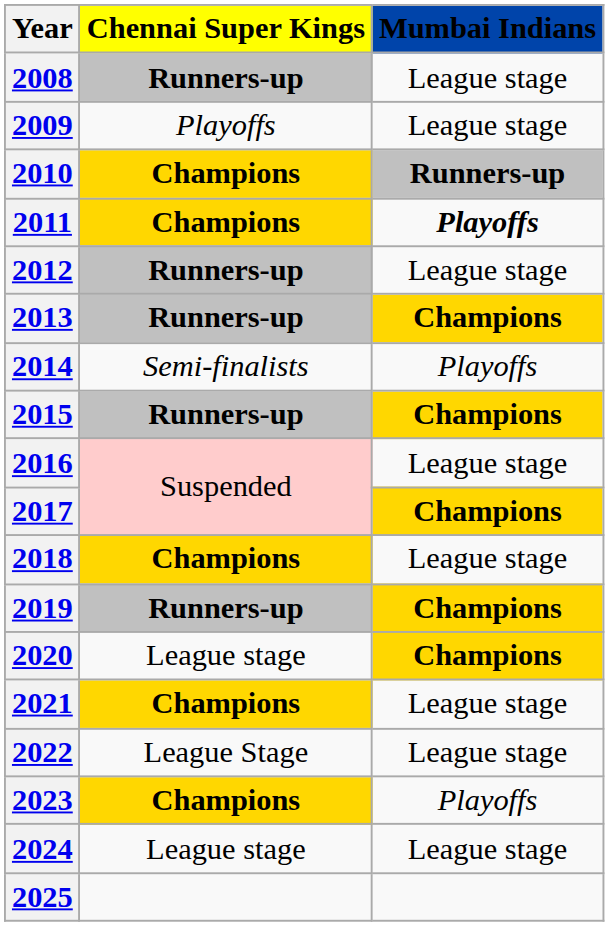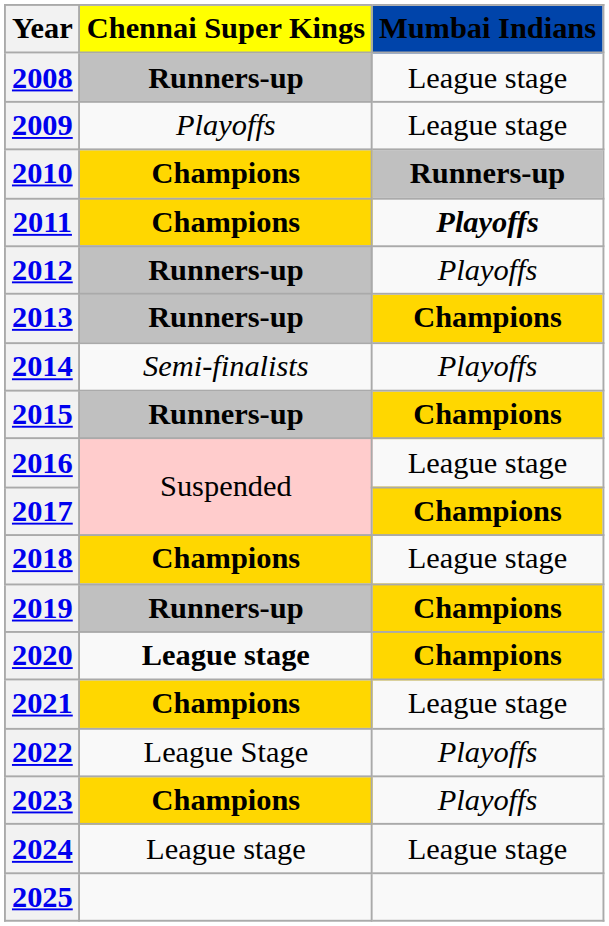(488, 269) League stage -> (488, 269) Playoffs
(226, 655) normal -> (226, 655) bold
(488, 751) League stage -> (488, 751) Playoffs
